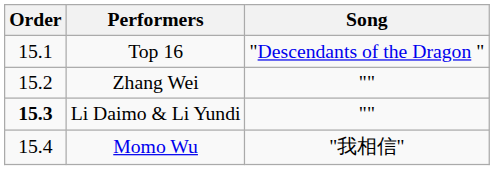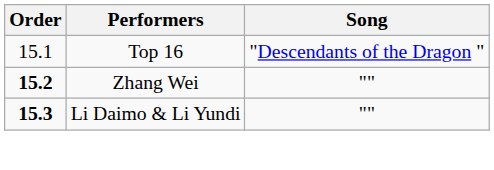(35, 82) normal -> (35, 82) bold
- row: (156, 146)
